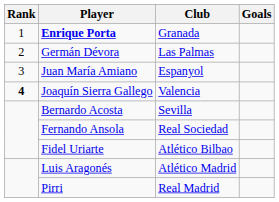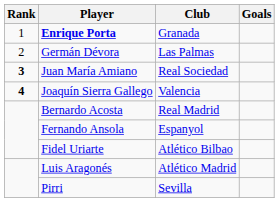(21, 71) normal -> (21, 71) bold
(181, 71) Espanyol -> (193, 71) Real Sociedad
(175, 110) Sevilla -> (189, 110) Real Madrid
(193, 129) Real Sociedad -> (181, 129) Espanyol
(189, 187) Real Madrid -> (175, 187) Sevilla
